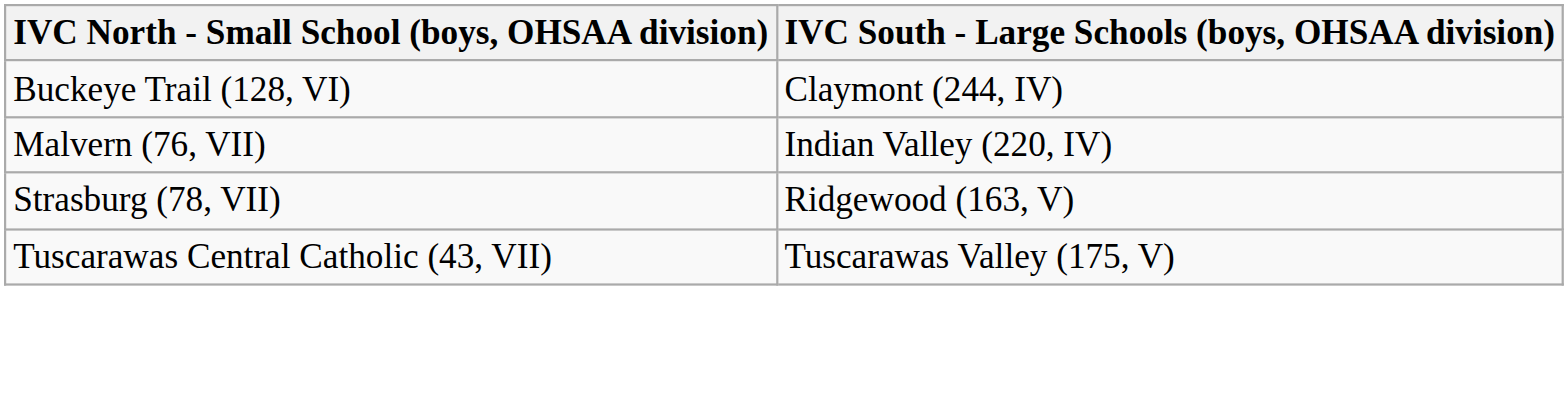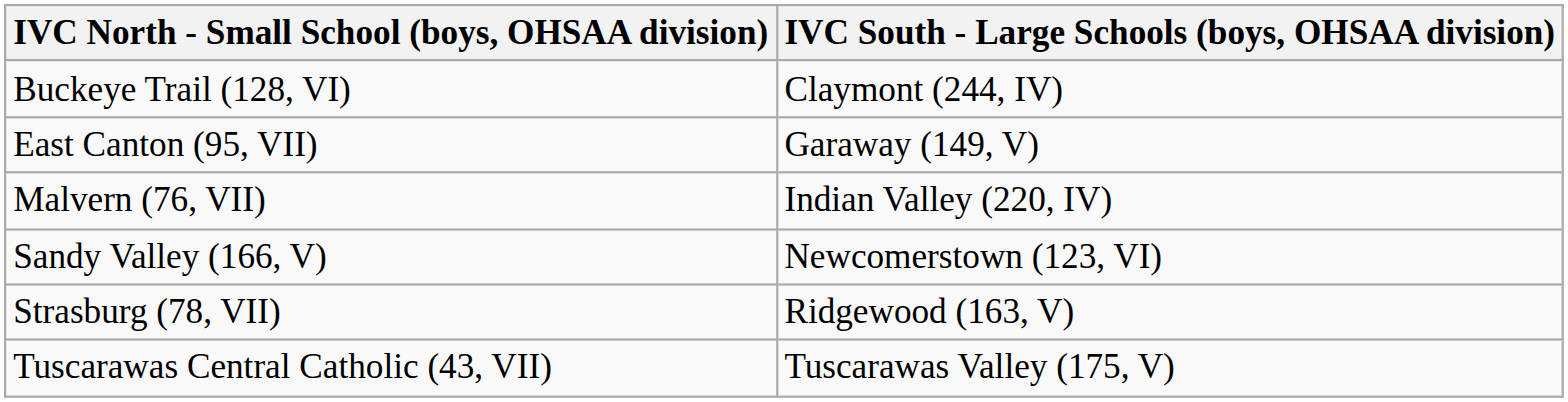+ row: (165, 144)
+ row: (170, 255)
